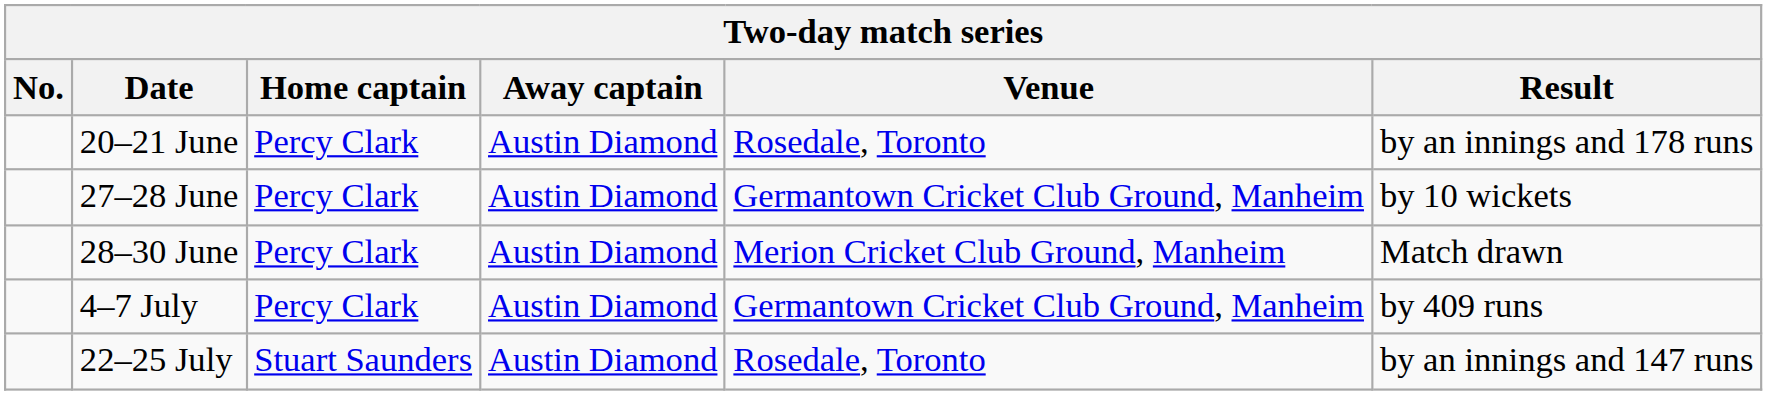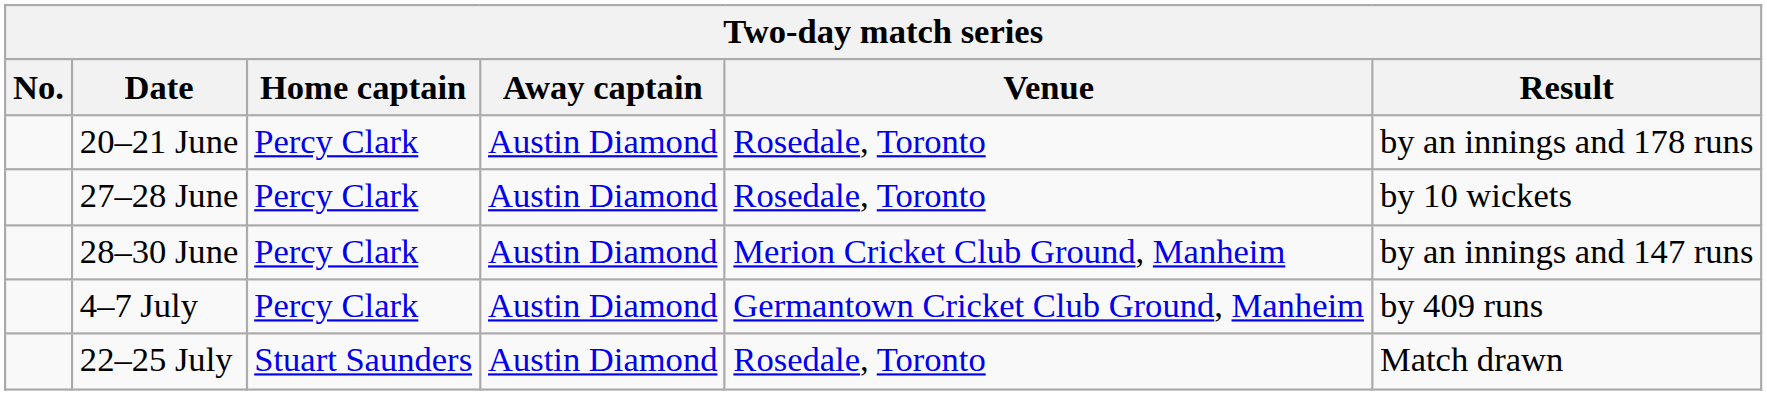(1049, 196) Germantown Cricket Club Ground, Manheim -> (860, 196) Rosedale, Toronto
(1472, 251) Match drawn -> (1567, 251) by an innings and 147 runs
(1567, 360) by an innings and 147 runs -> (1472, 360) Match drawn
